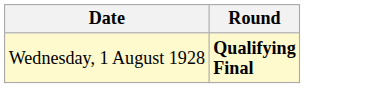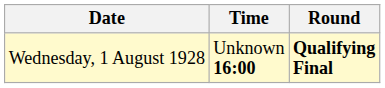+ column: (249, 18)
